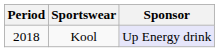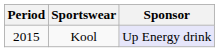(26, 36) 2018 -> (26, 36) 2015
